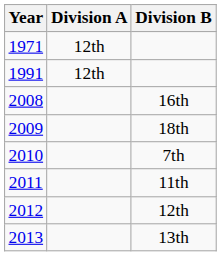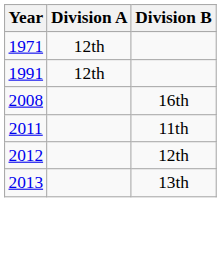- row: (26, 127)
- row: (26, 155)
